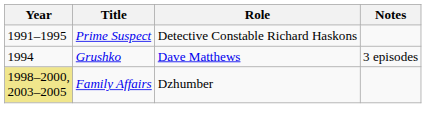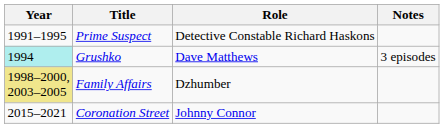(21, 56) no background -> (21, 56) paleturquoise background
+ row: (123, 112)
